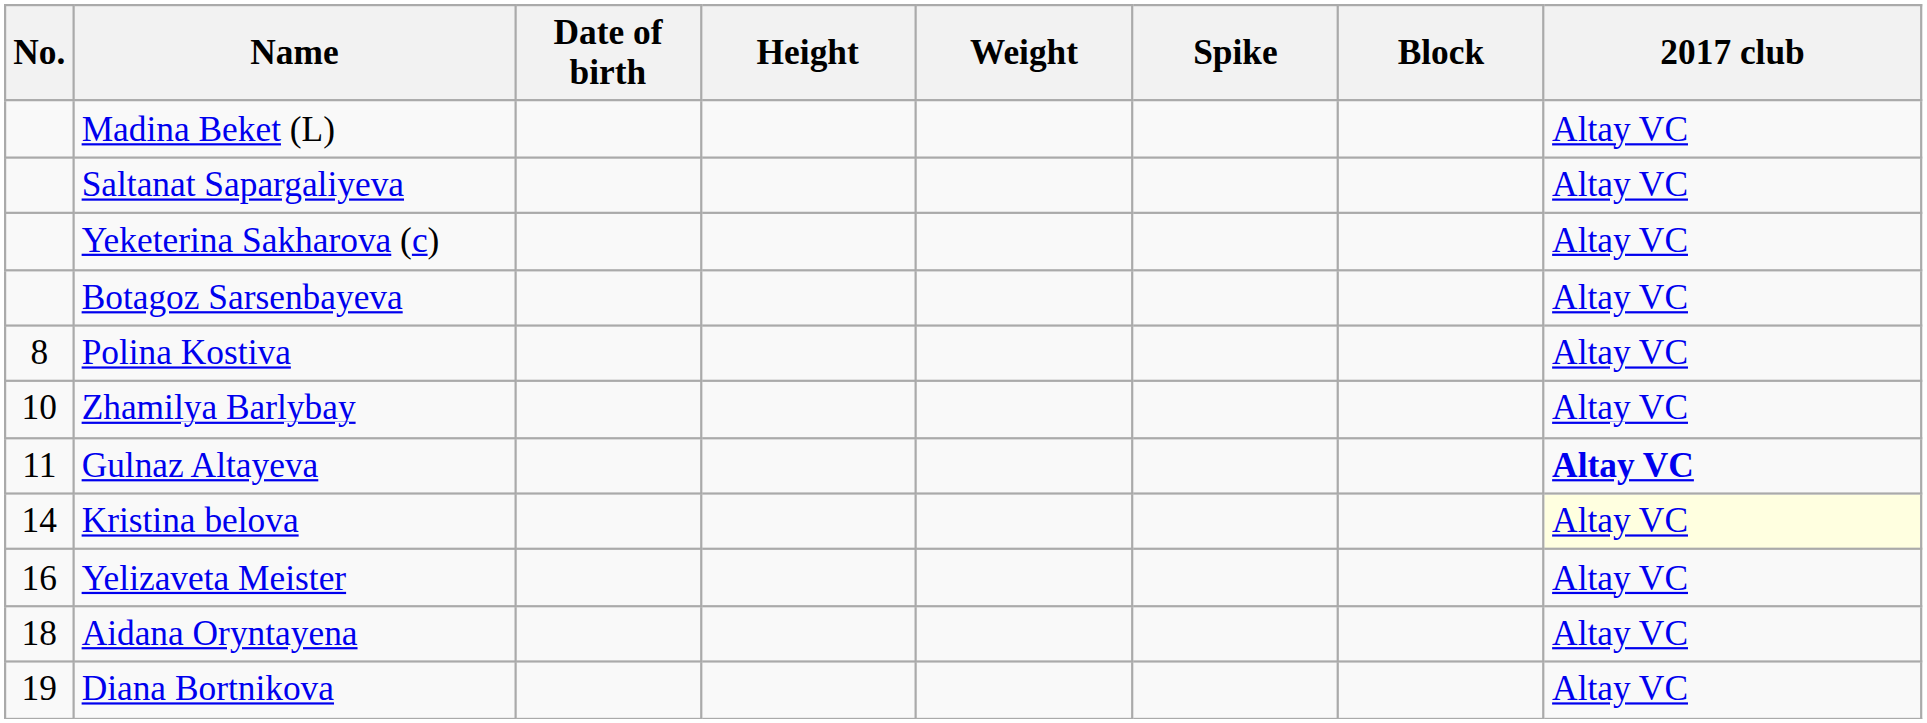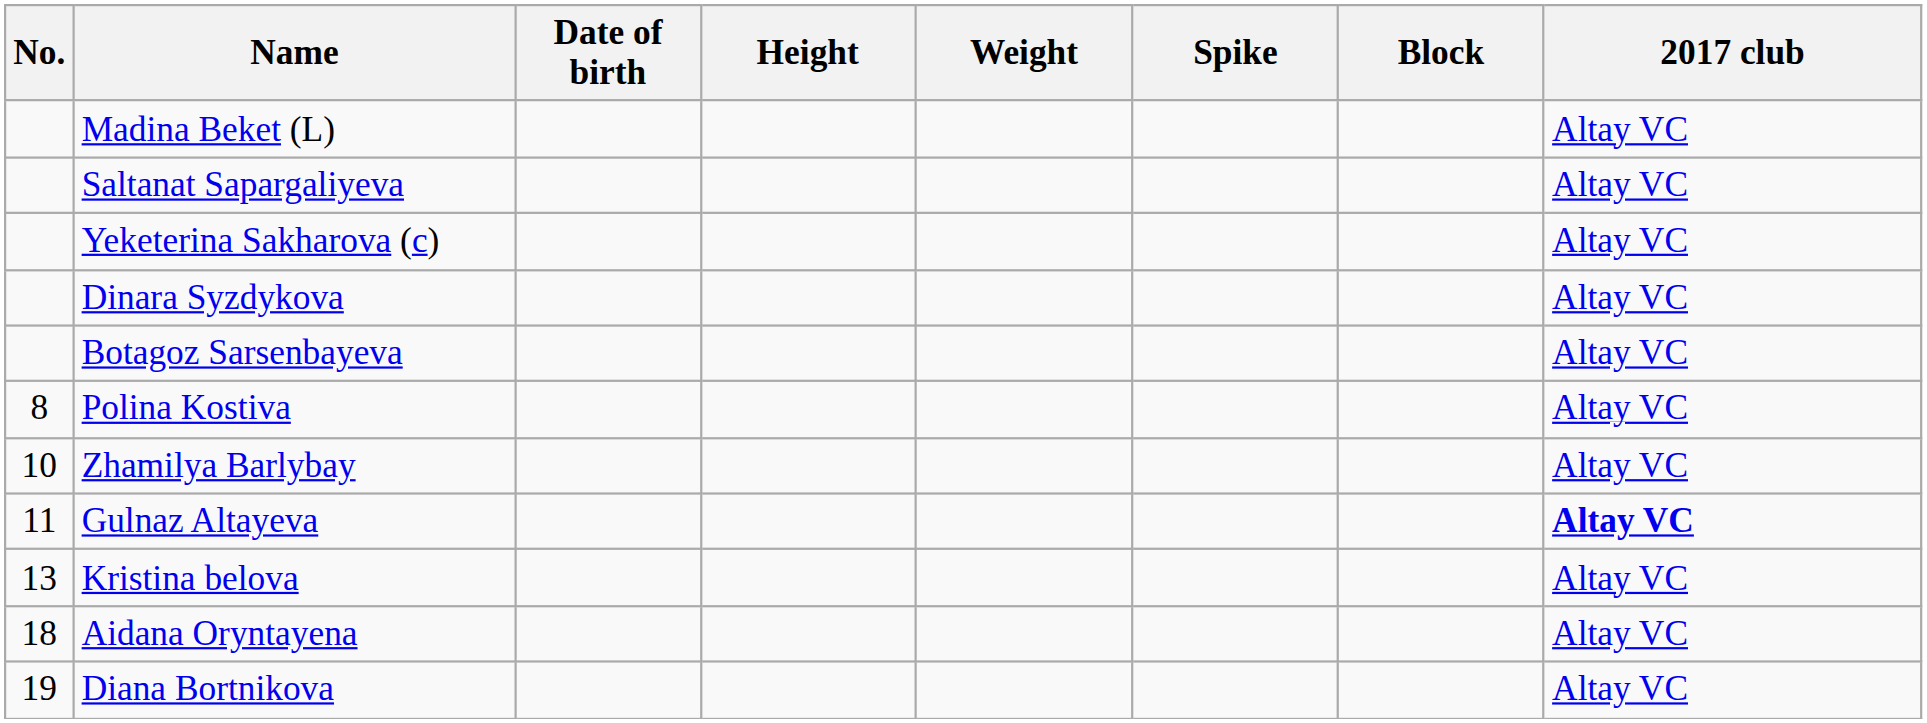+ row: (213, 296)
(39, 520) 14 -> (39, 577) 13
(1620, 520) lightyellow background -> (1620, 577) no background
- row: (214, 577)
